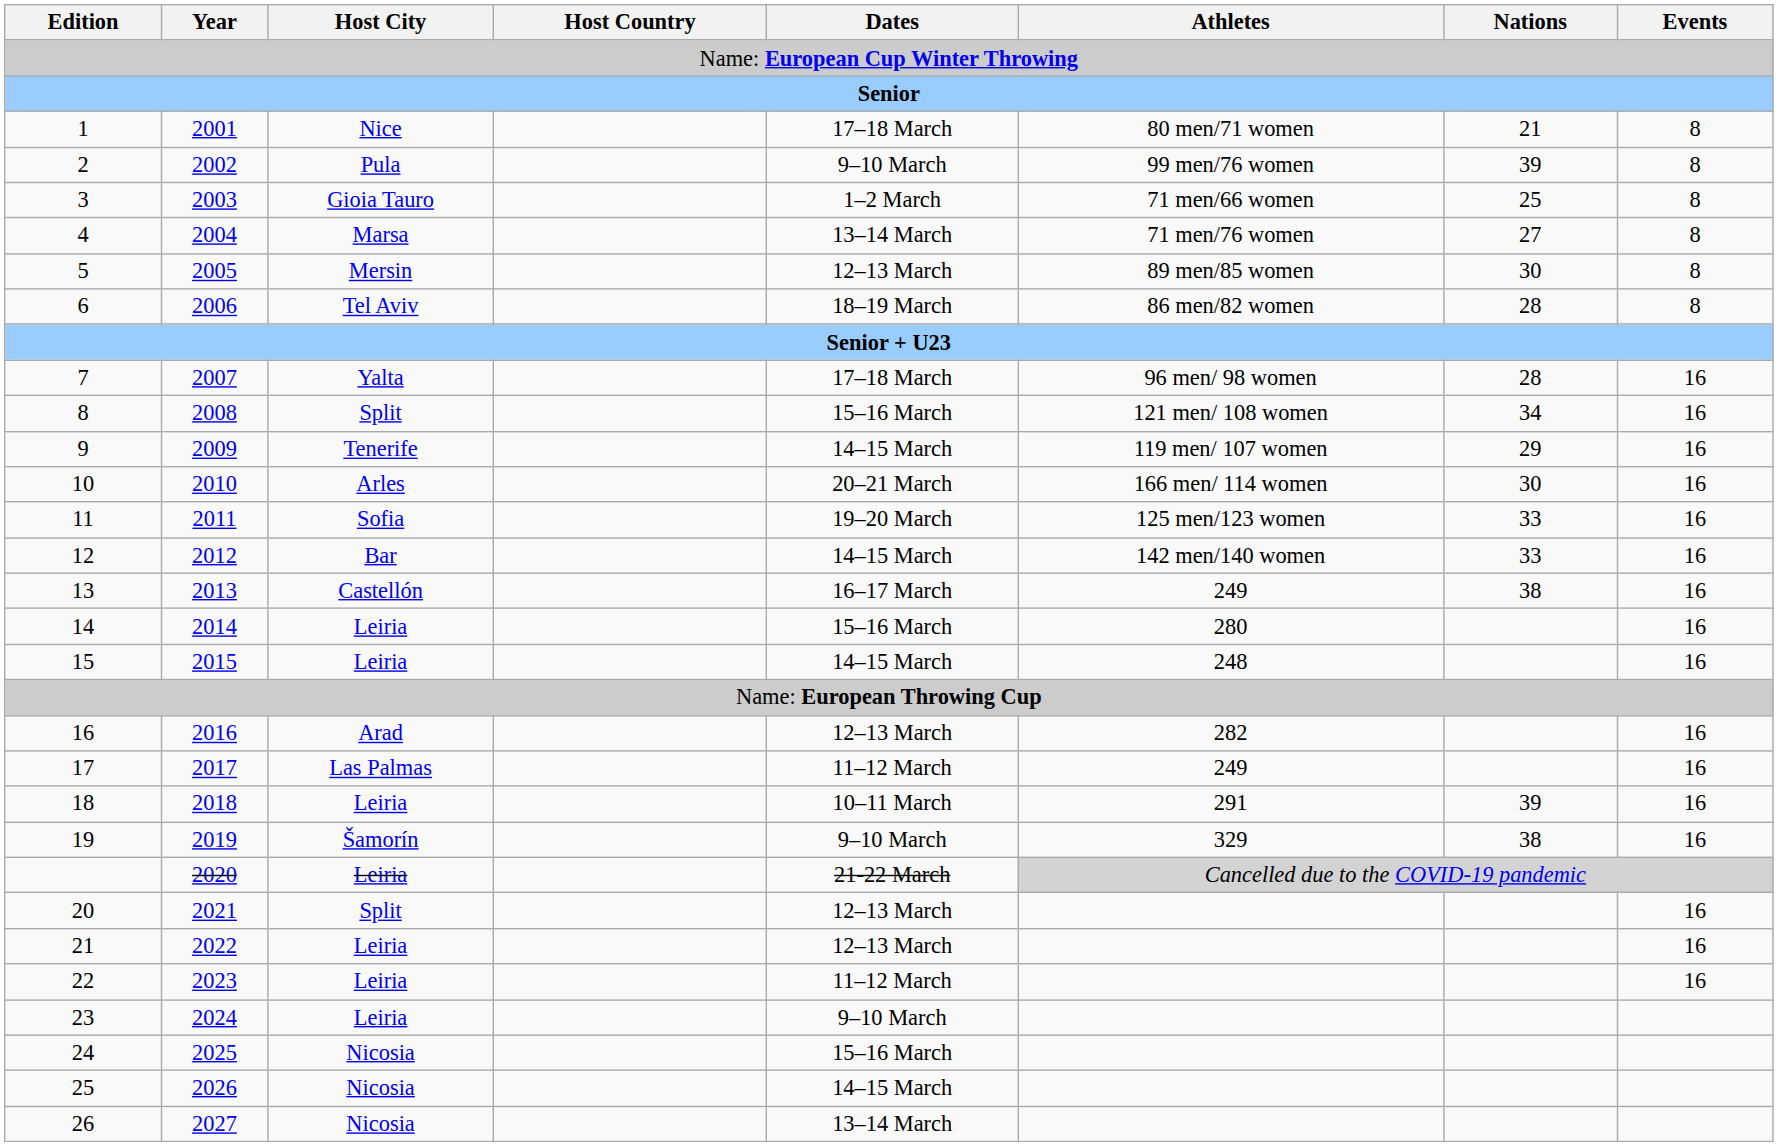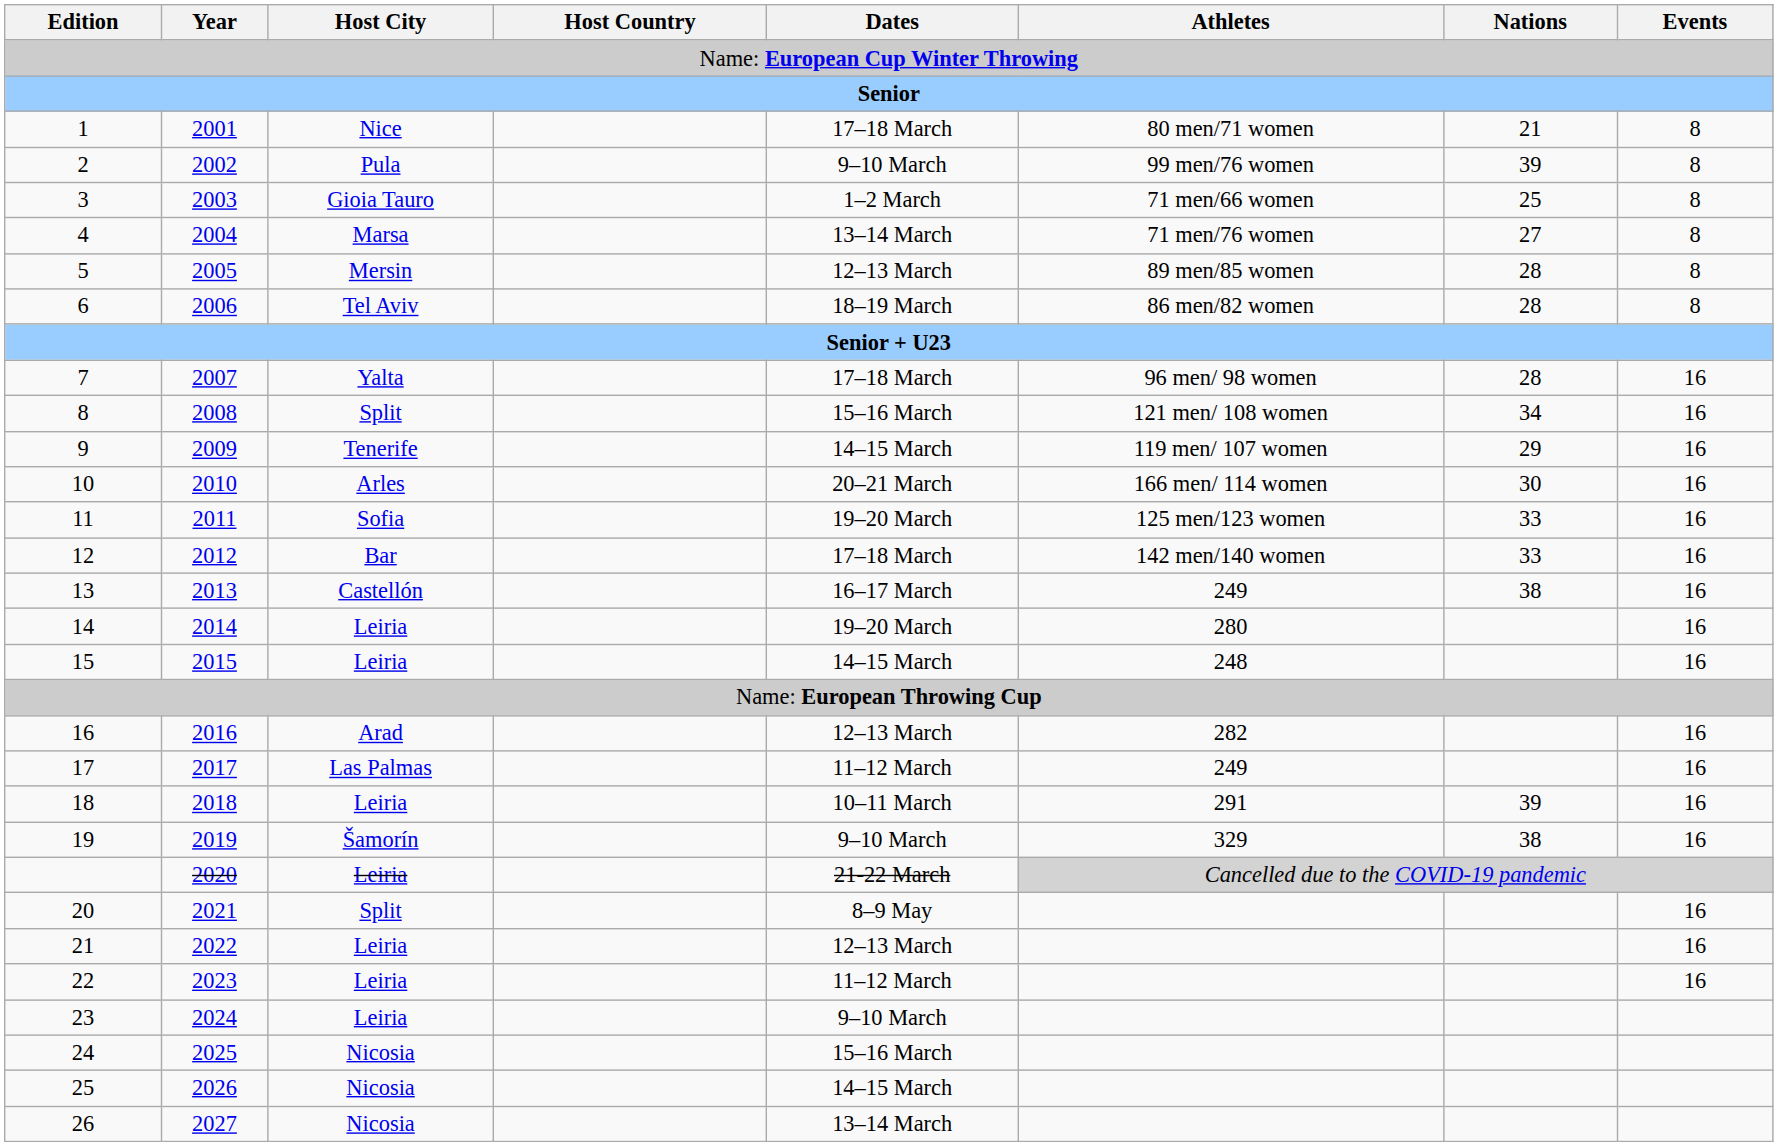(1530, 270) 30 -> (1530, 270) 28
(892, 555) 14–15 March -> (892, 555) 17–18 March
(892, 626) 15–16 March -> (892, 626) 19–20 March
(892, 910) 12–13 March -> (892, 910) 8–9 May
